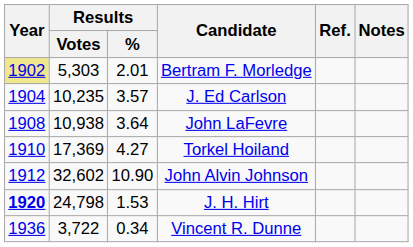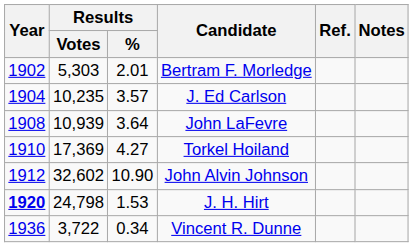(27, 70) khaki background -> (27, 70) no background
(78, 123) 10,938 -> (78, 123) 10,939
